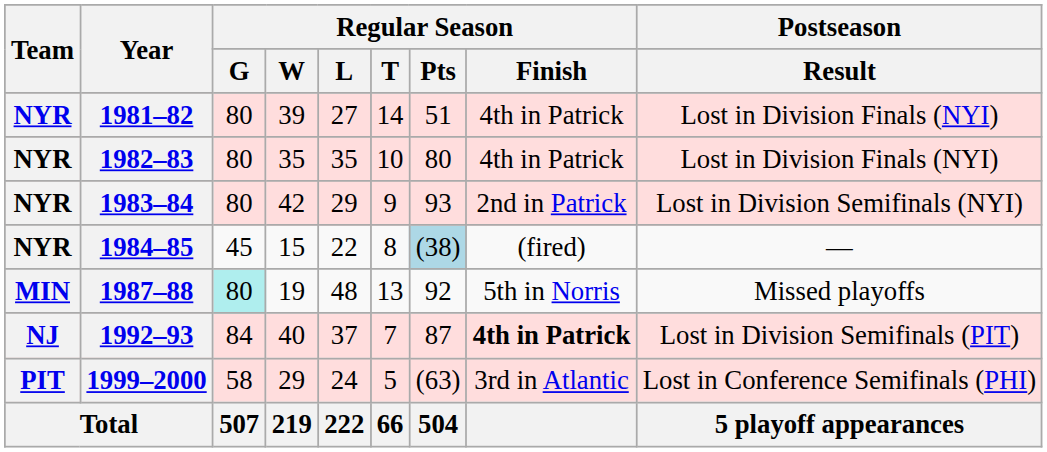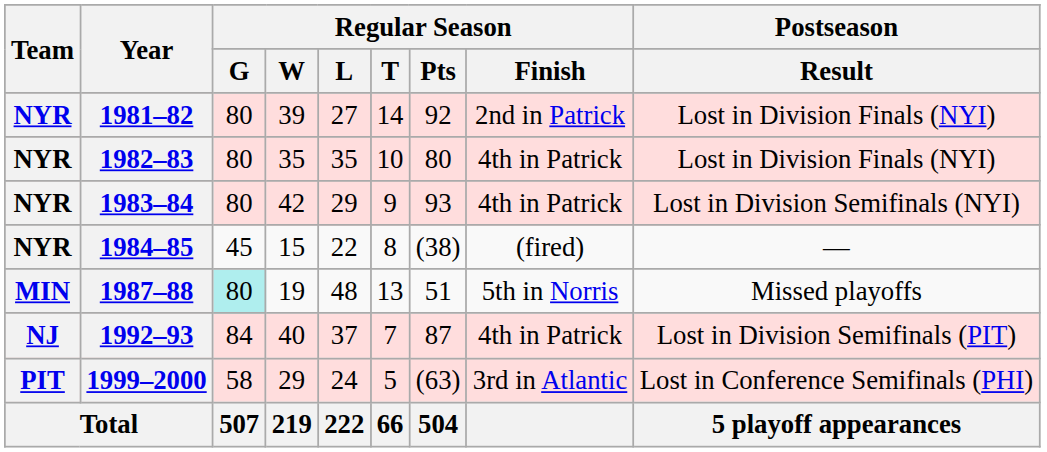(438, 114) 51 -> (438, 114) 92
(552, 114) 4th in Patrick -> (550, 114) 2nd in Patrick
(552, 203) 2nd in Patrick -> (550, 203) 4th in Patrick
(438, 247) lightblue background -> (438, 247) no background
(438, 291) 92 -> (438, 291) 51
(552, 335) bold -> (550, 335) normal
